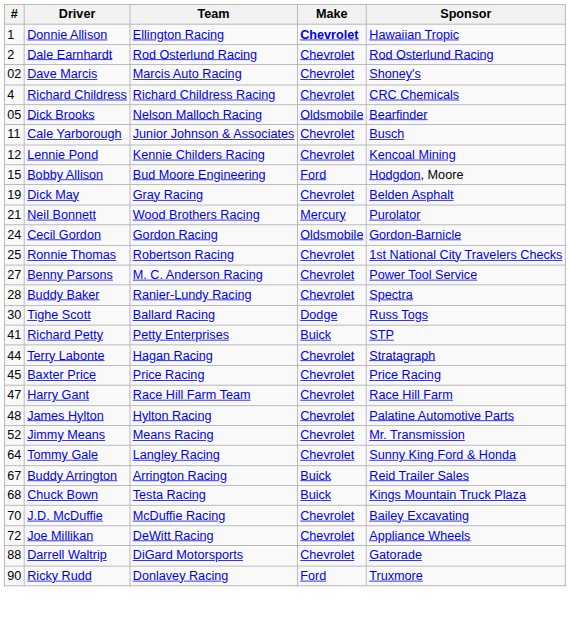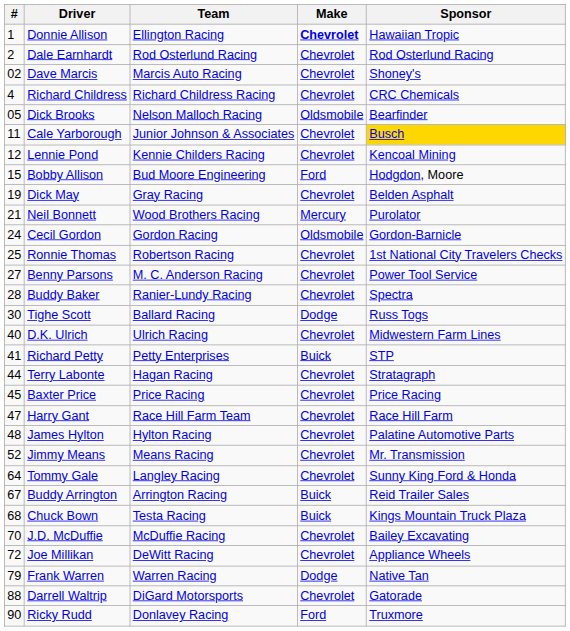(387, 134) no background -> (387, 134) gold background
+ row: (57, 335)
+ row: (66, 575)
